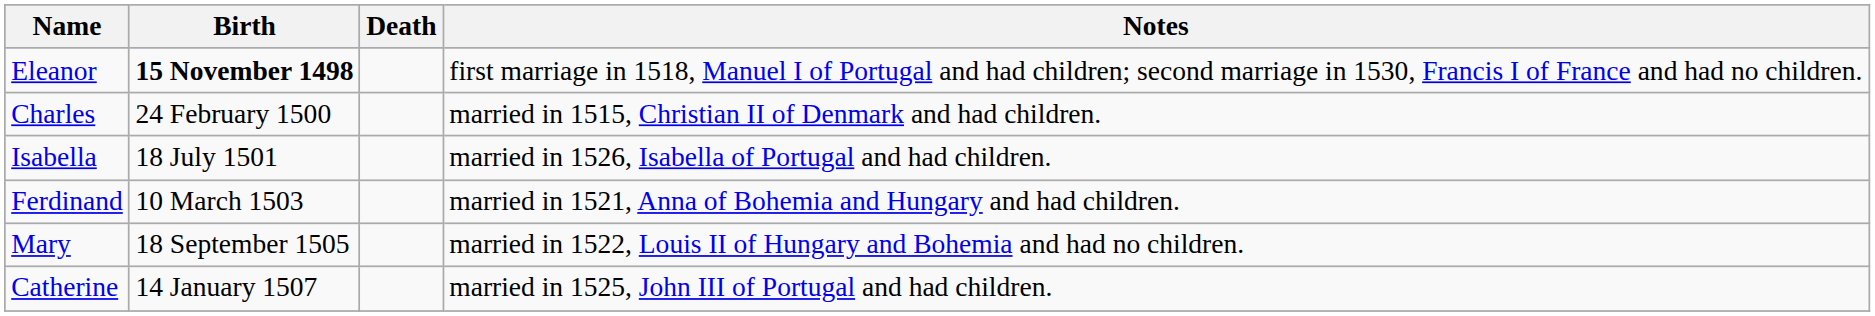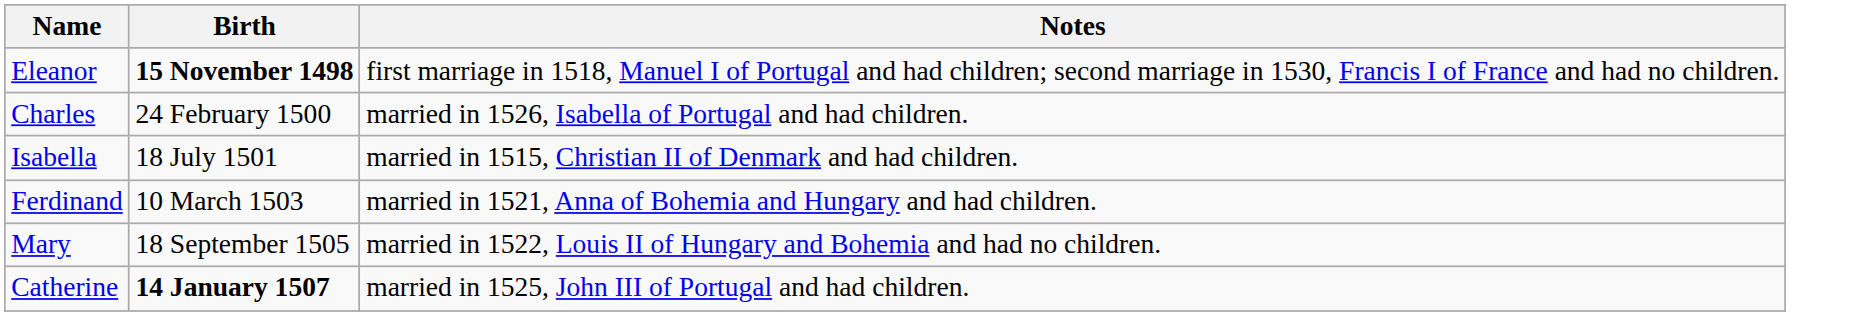- column: (401, 26)
(775, 113) married in 1515, Christian II of Denmark and had children. -> (667, 113) married in 1526, Isabella of Portugal and had children.
(750, 157) married in 1526, Isabella of Portugal and had children. -> (692, 157) married in 1515, Christian II of Denmark and had children.
(226, 288) normal -> (233, 288) bold
